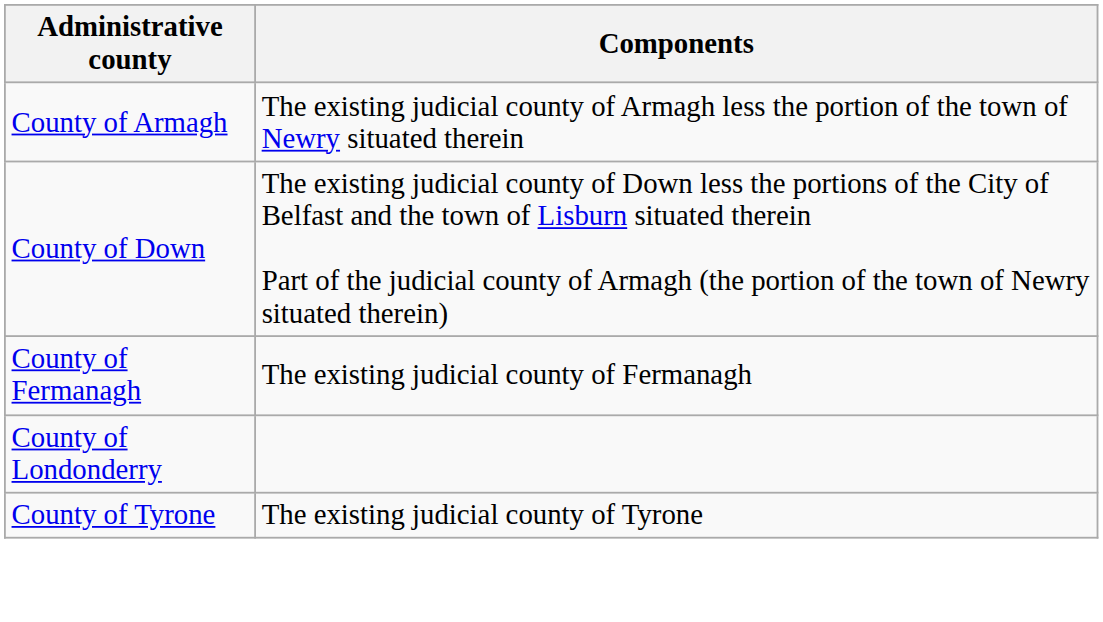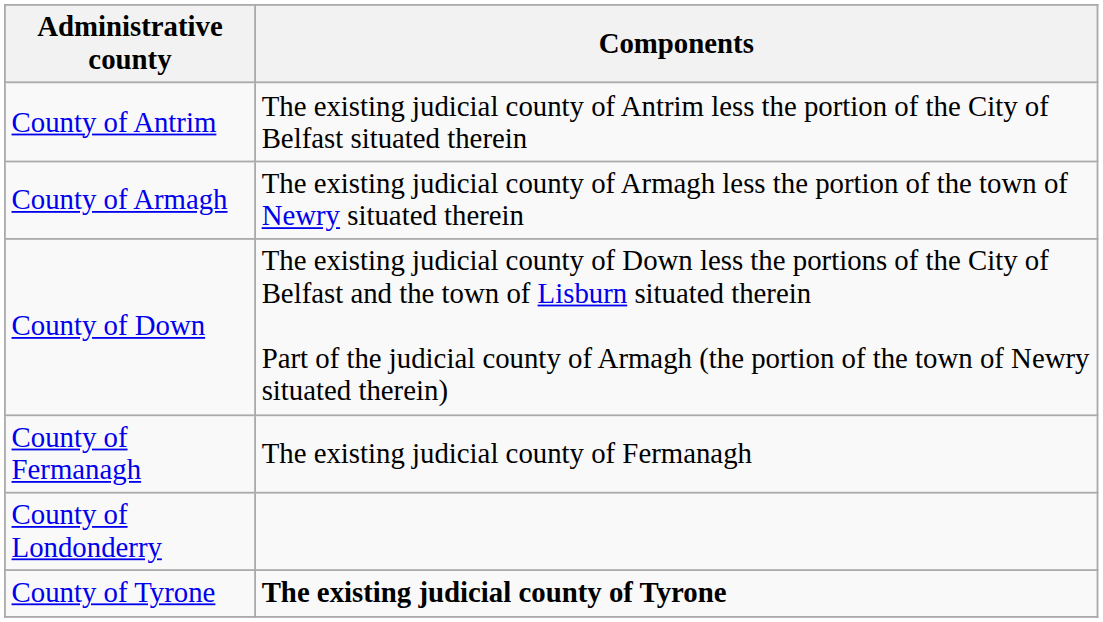+ row: (114, 121)
(482, 514) normal -> (494, 592) bold
